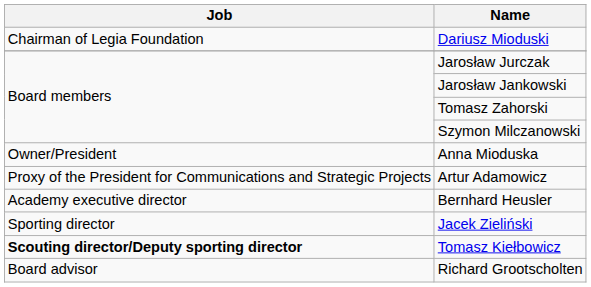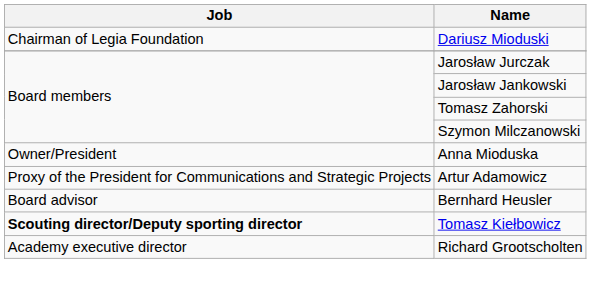(97, 200) Academy executive director -> (53, 200) Board advisor
- row: (485, 223)
(53, 270) Board advisor -> (97, 246) Academy executive director
